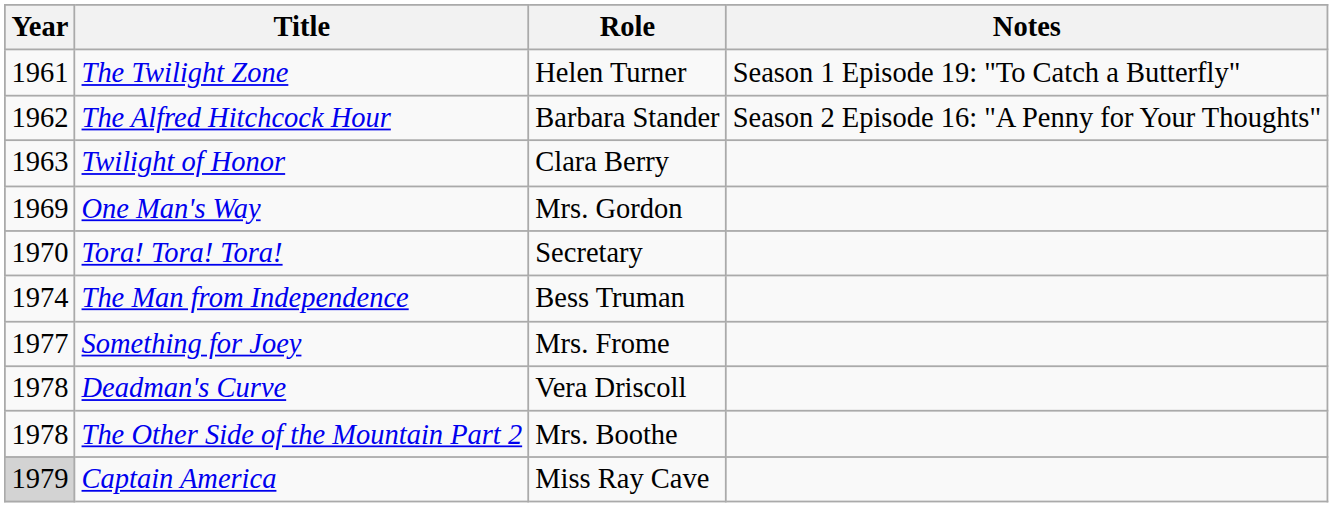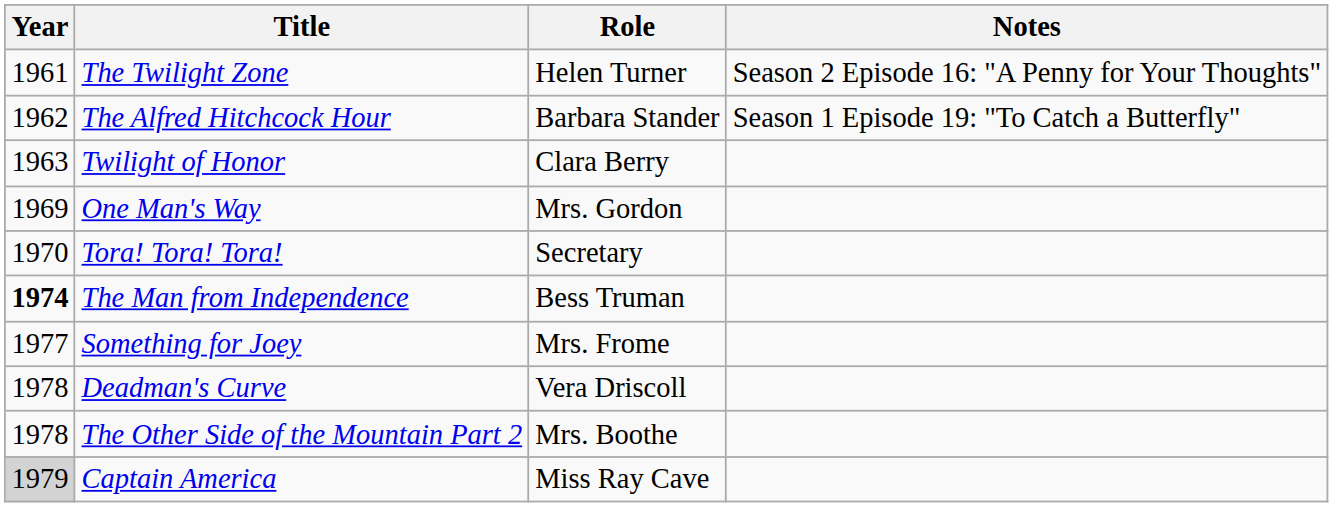(987, 72) Season 1 Episode 19: "To Catch a Butterfly" -> (1027, 72) Season 2 Episode 16: "A Penny for Your Thoughts"
(1027, 117) Season 2 Episode 16: "A Penny for Your Thoughts" -> (987, 117) Season 1 Episode 19: "To Catch a Butterfly"
(40, 298) normal -> (40, 298) bold
